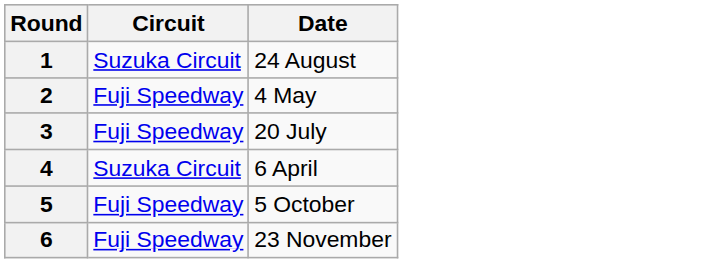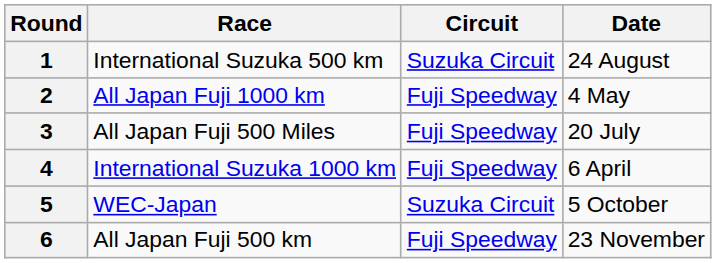+ column: (245, 23)
(167, 168) Suzuka Circuit -> (482, 168) Fuji Speedway
(168, 204) Fuji Speedway -> (481, 204) Suzuka Circuit
